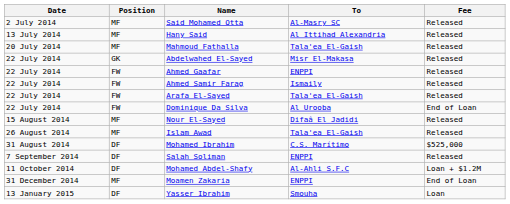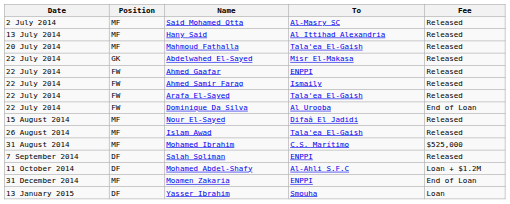(116, 145) DF -> (116, 145) MF
